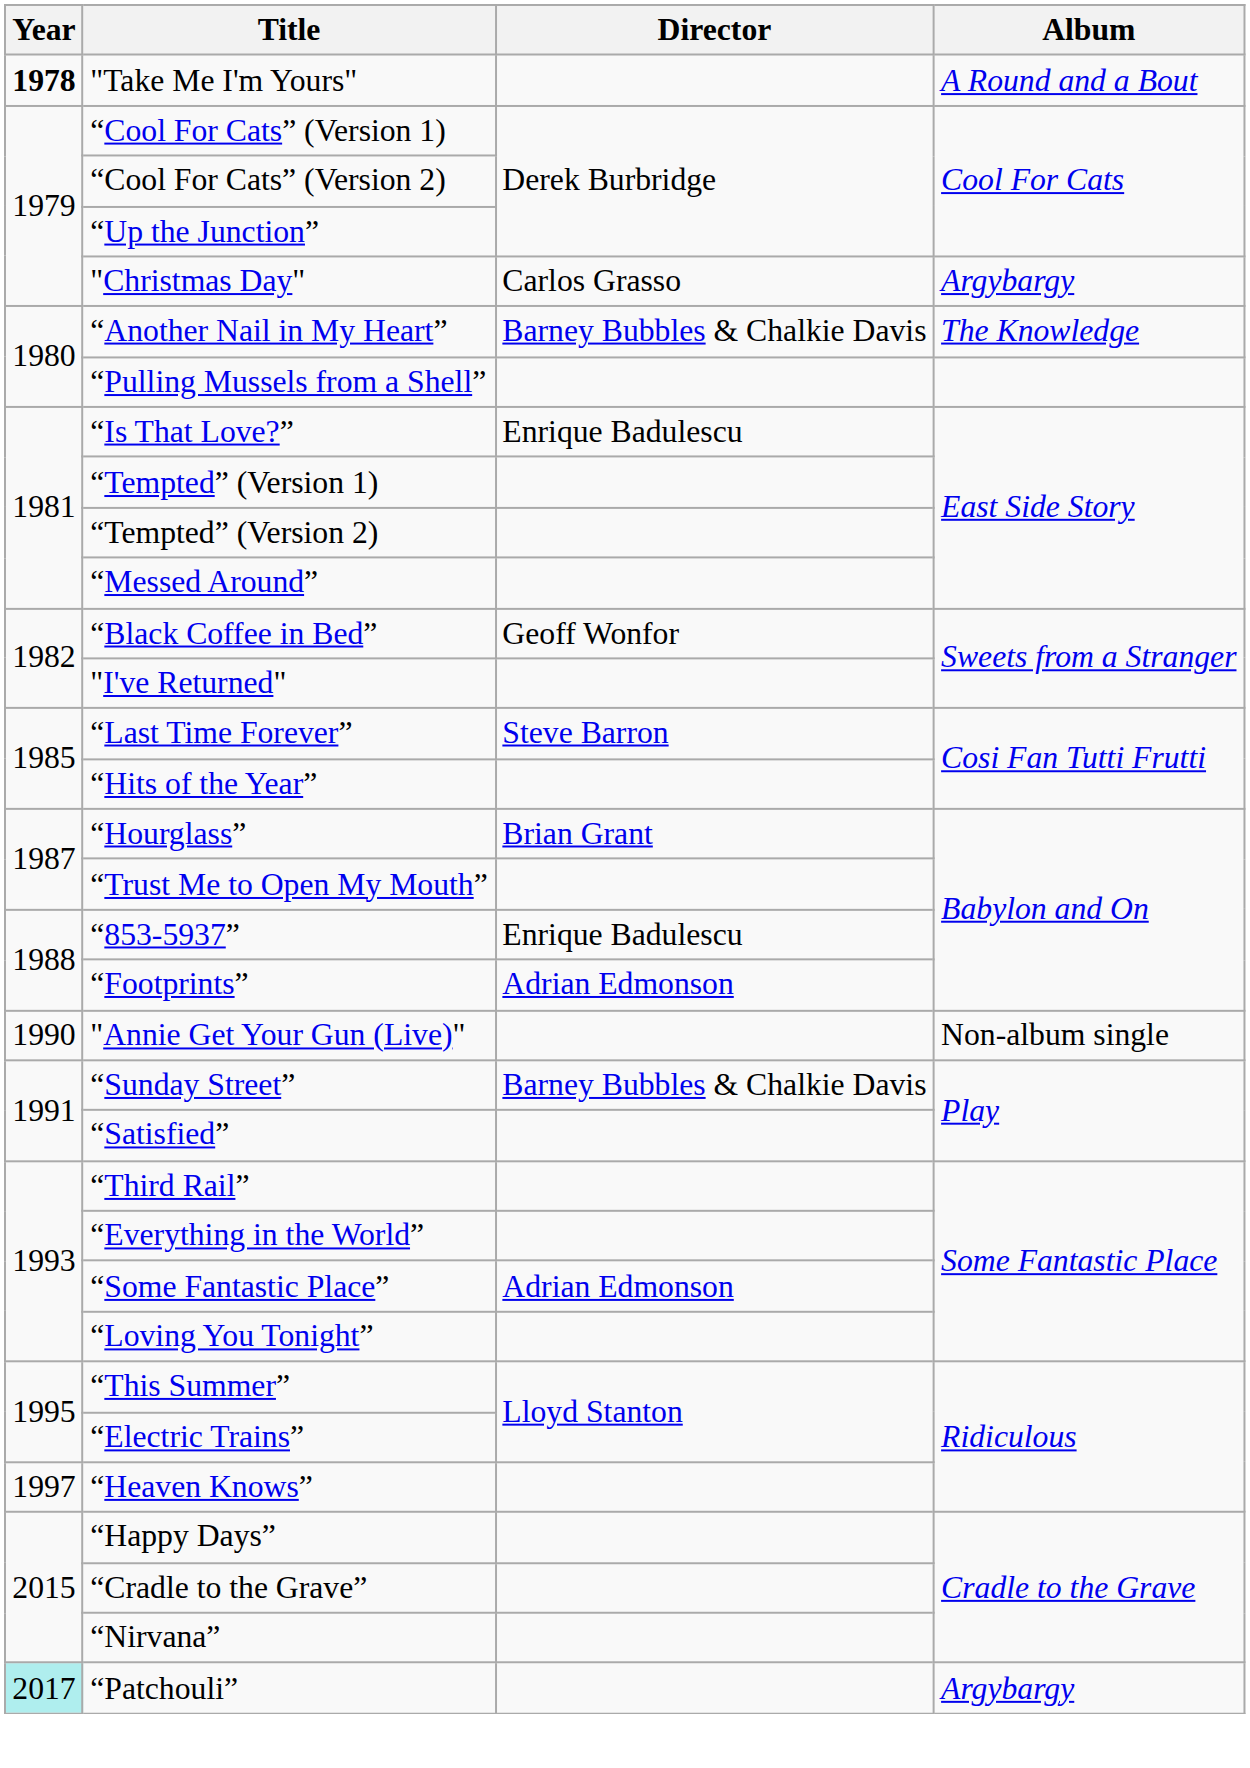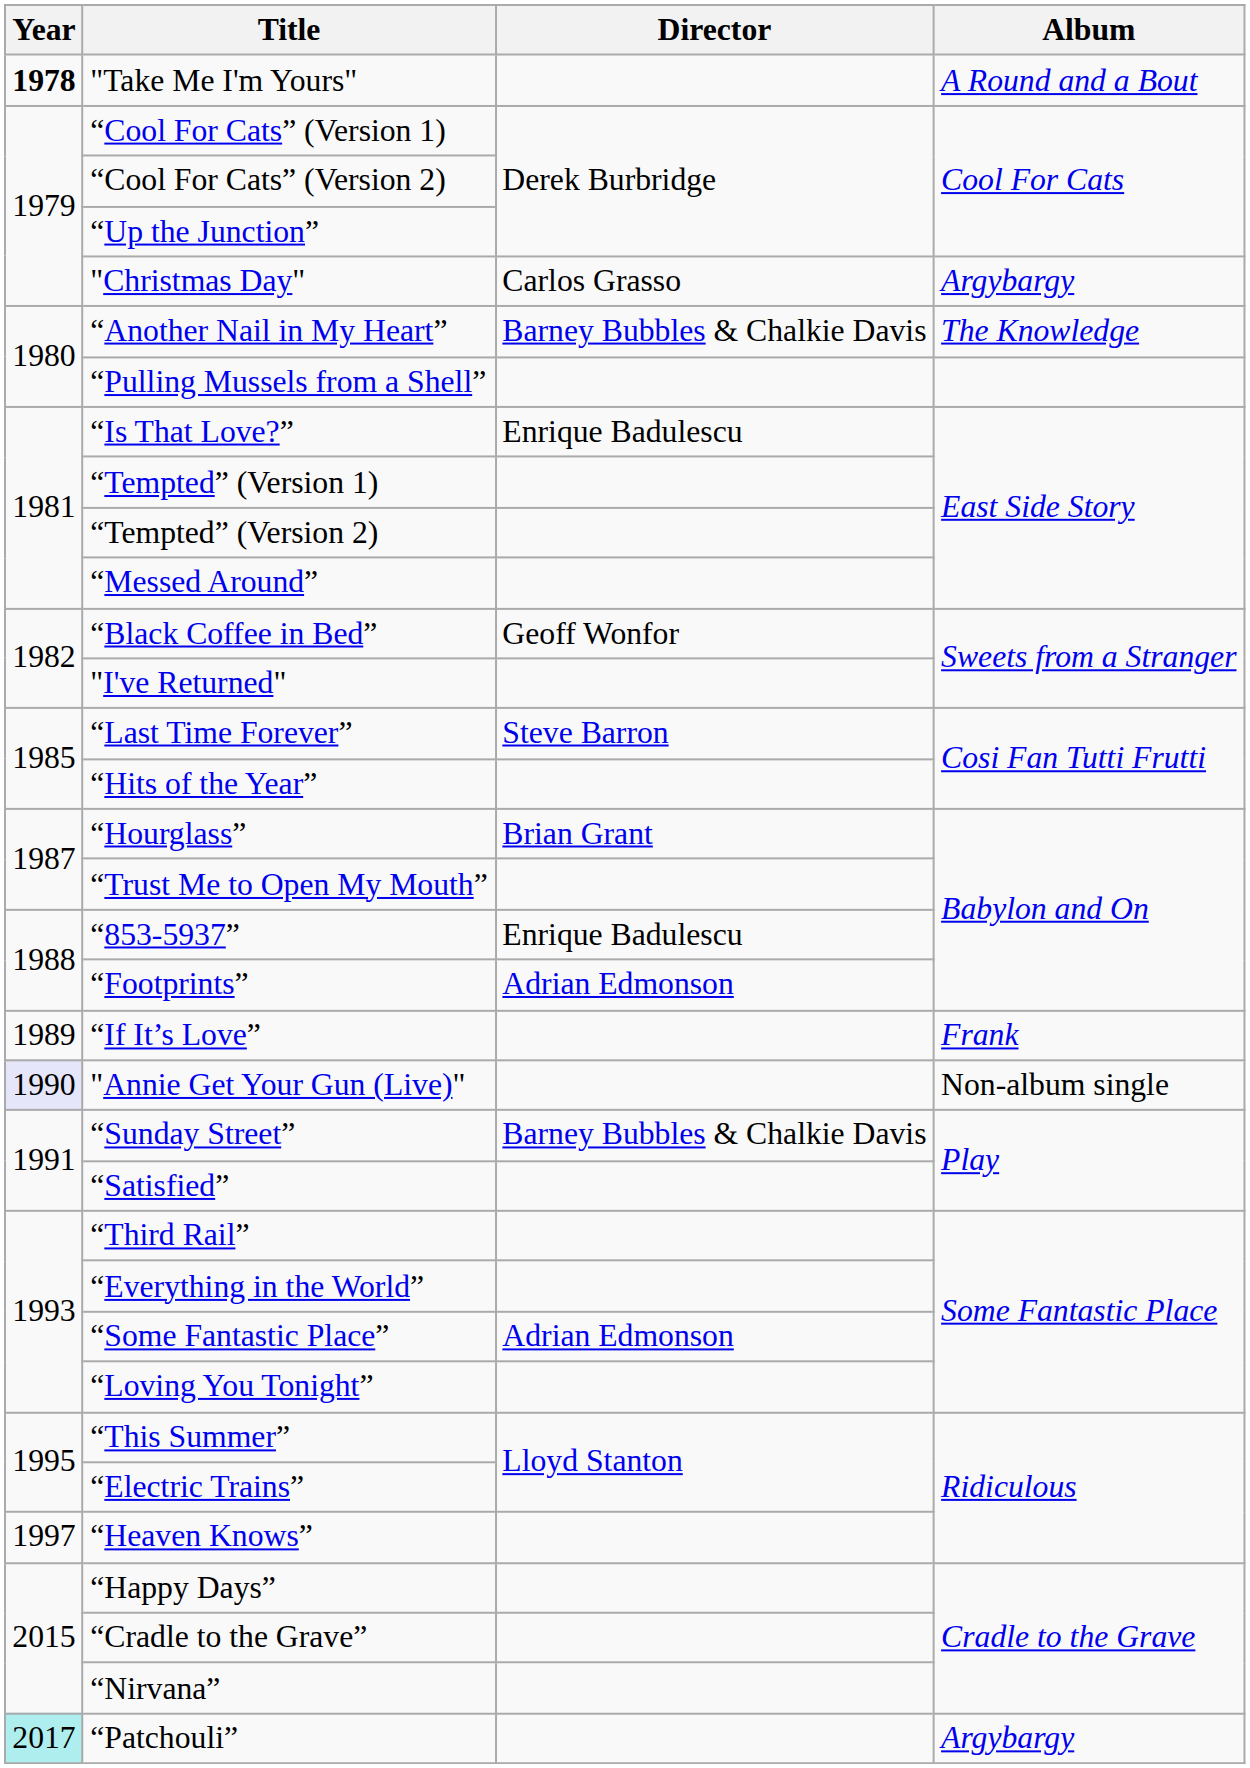+ row: (176, 1034)
(44, 1034) no background -> (44, 1084) lavender background
